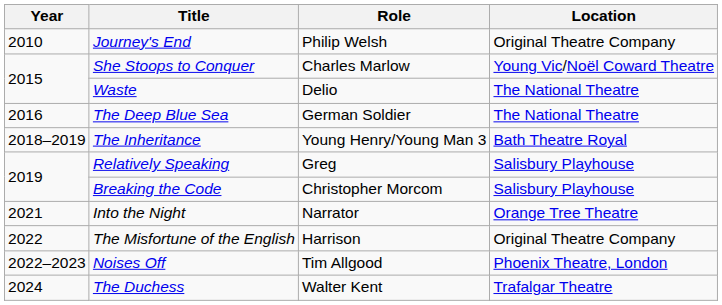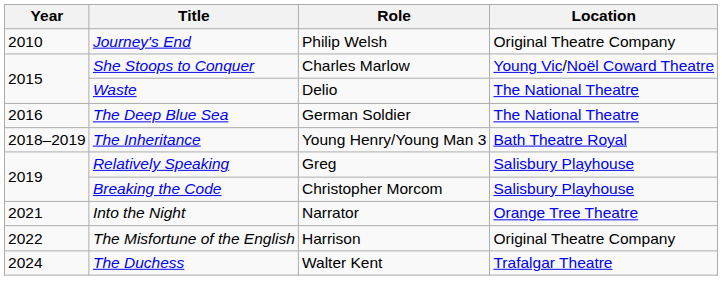- row: (129, 262)
